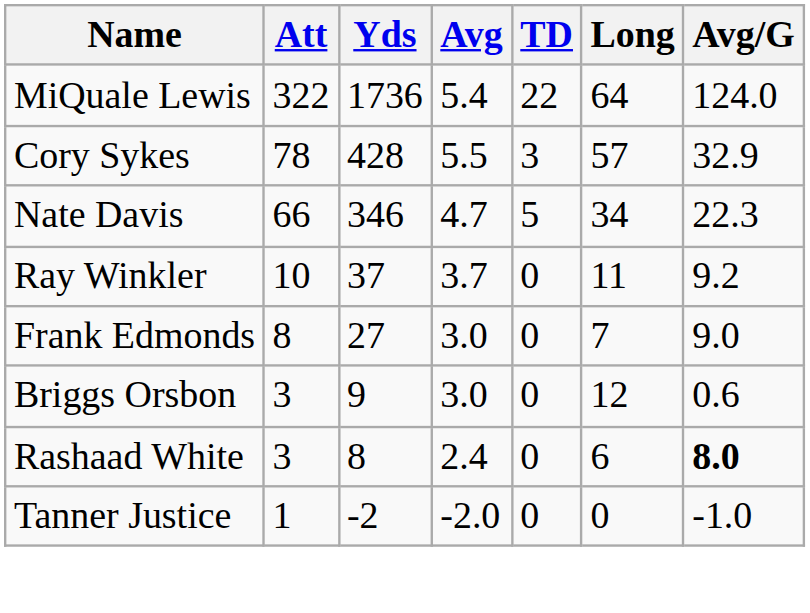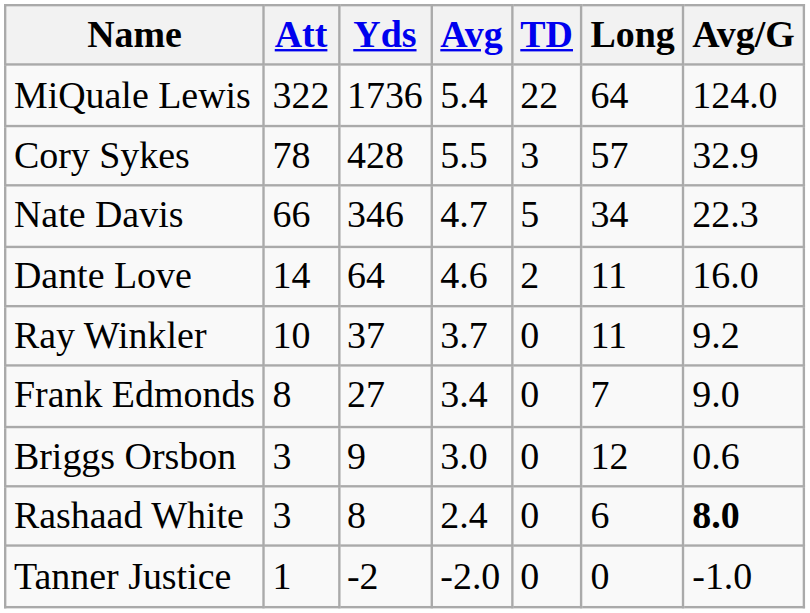+ row: (103, 275)
(464, 335) 3.0 -> (464, 395) 3.4
